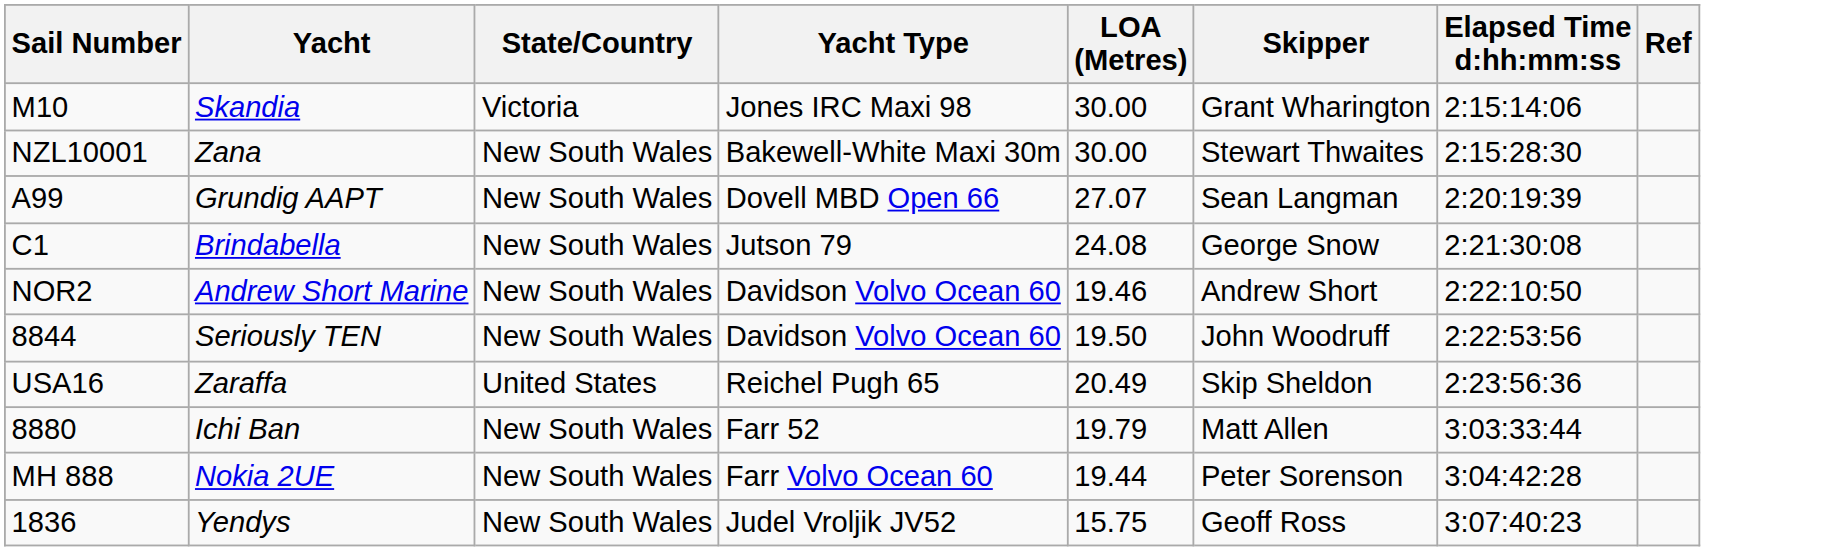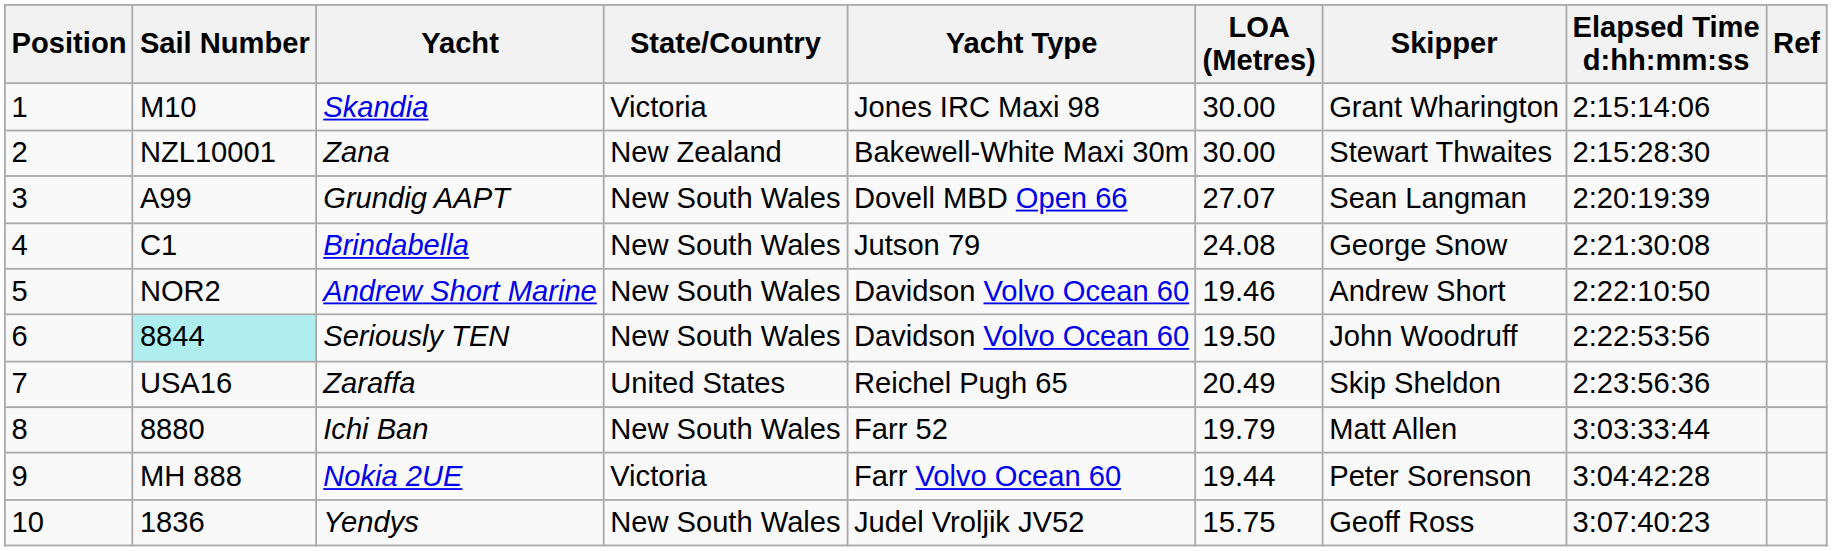+ column: (69, 43)
(597, 152) New South Wales -> (696, 152) New Zealand
(44, 337) no background -> (172, 337) paleturquoise background
(597, 475) New South Wales -> (658, 475) Victoria
